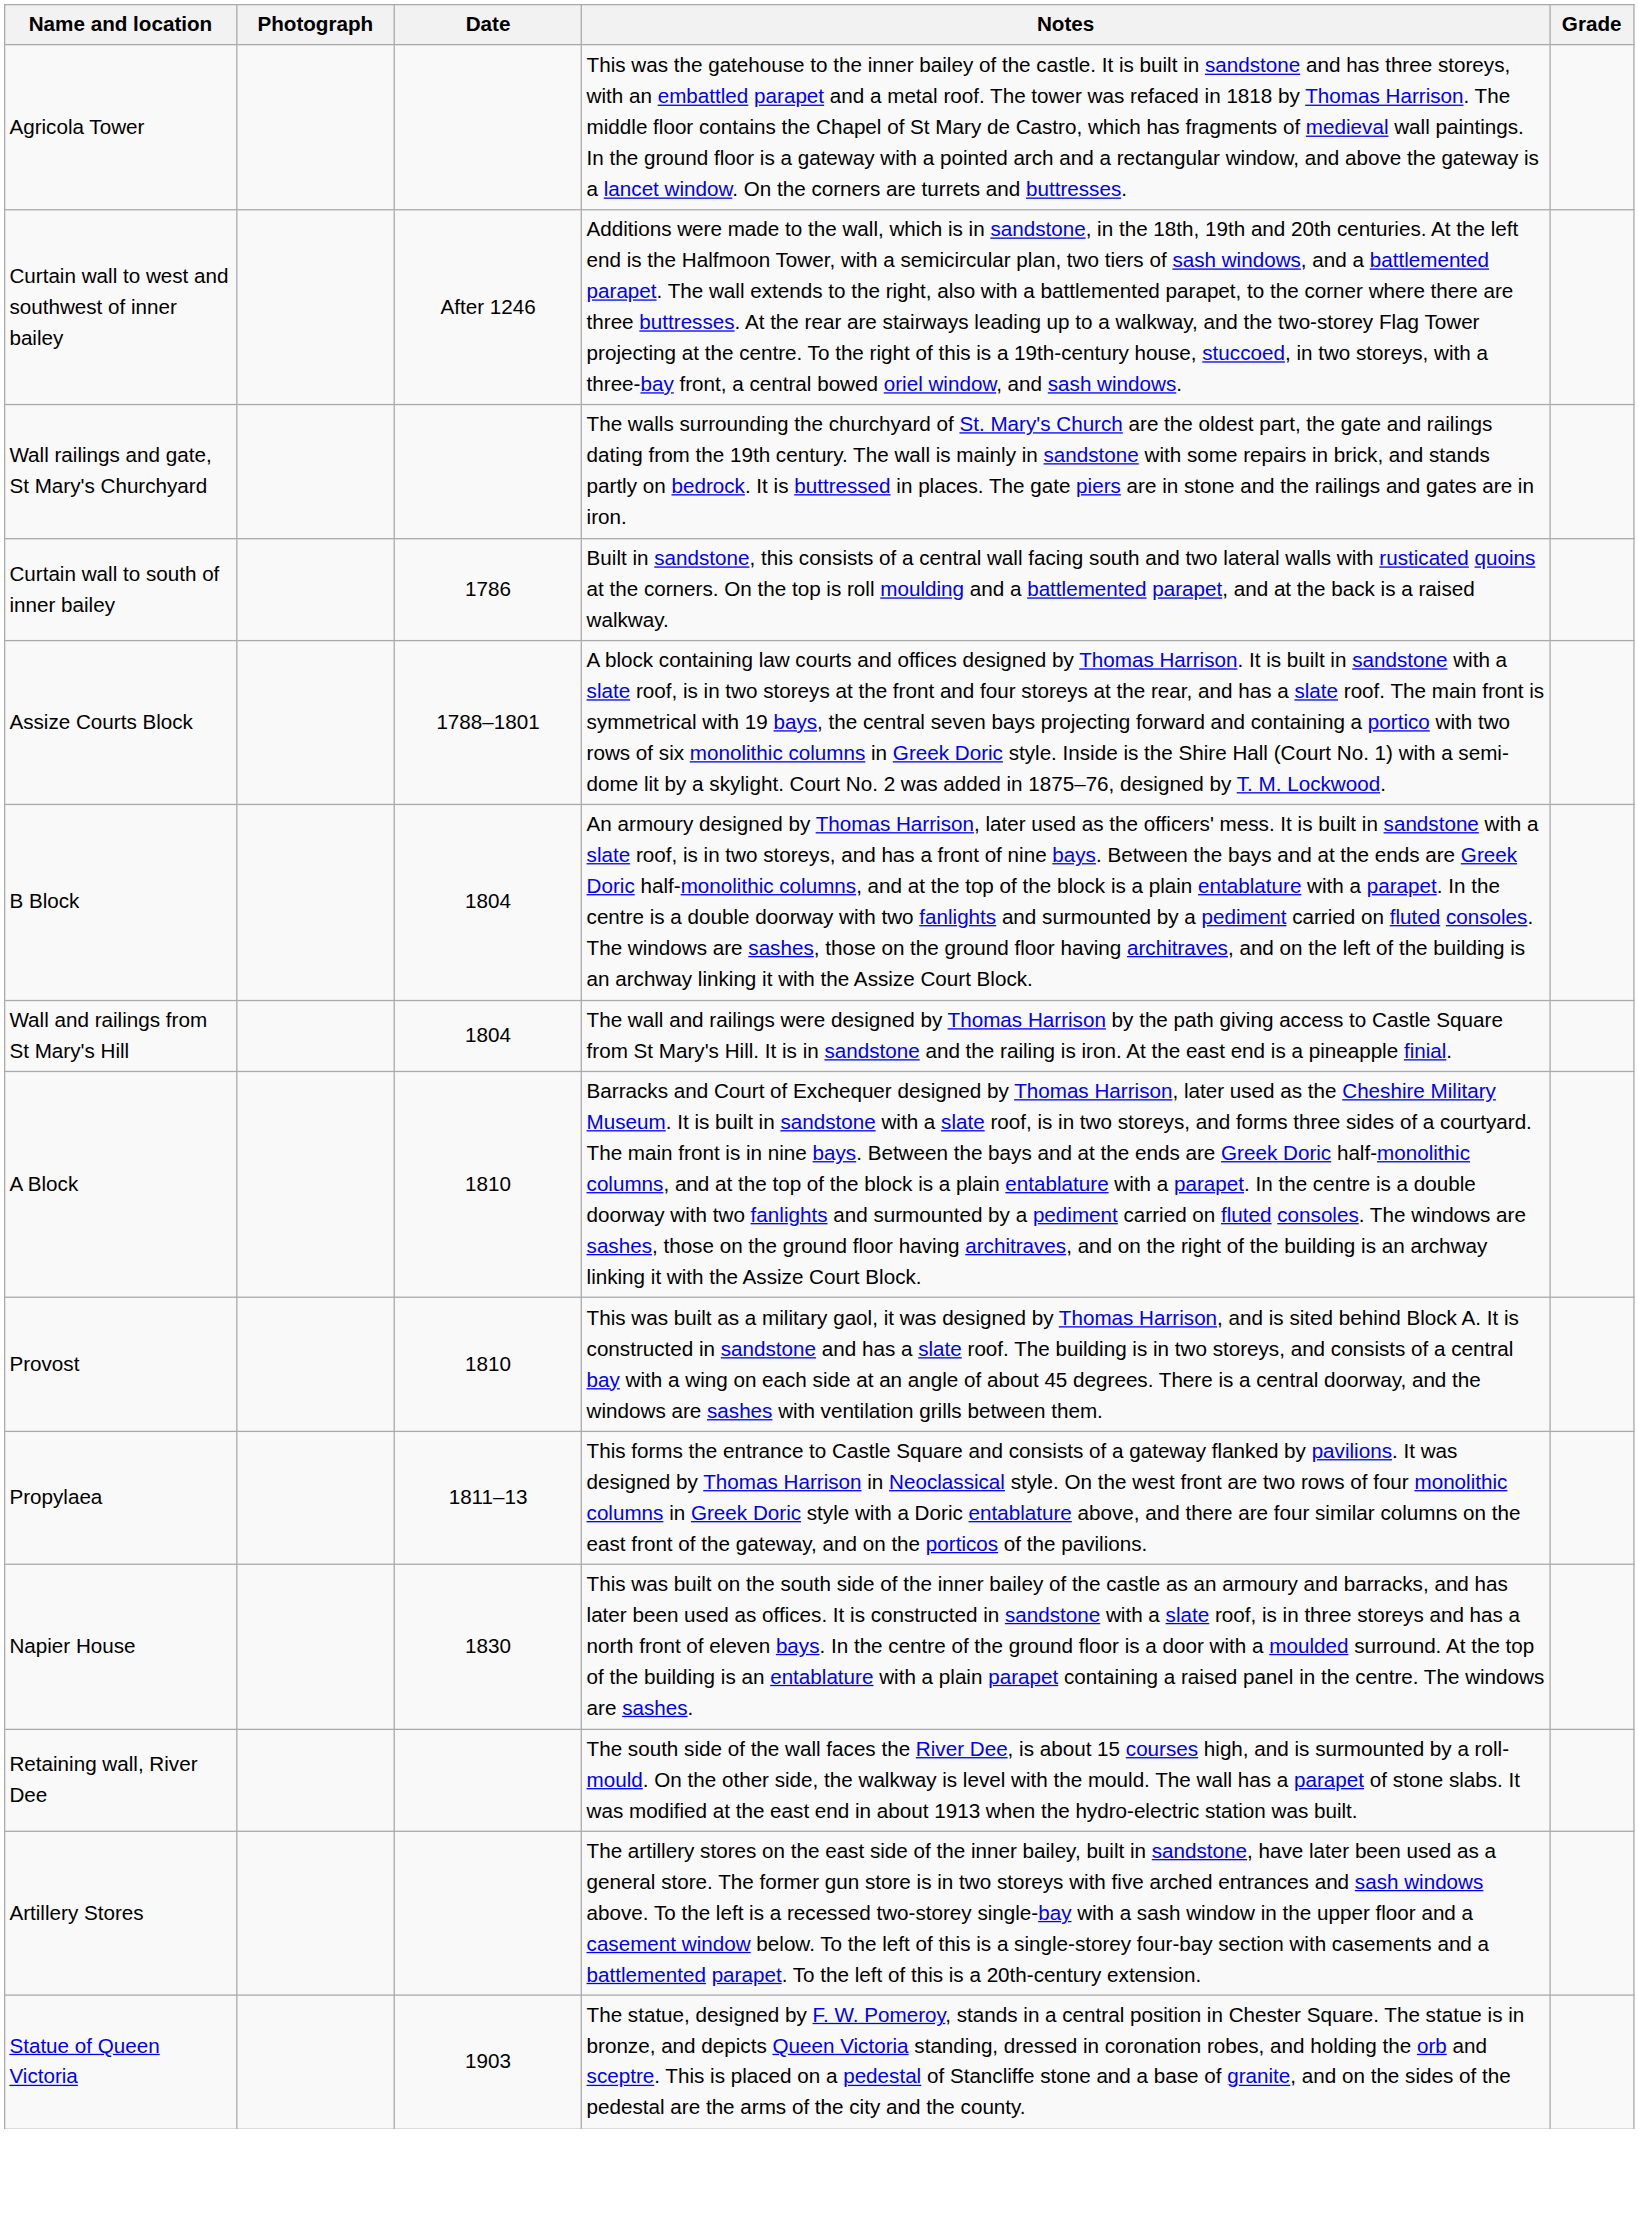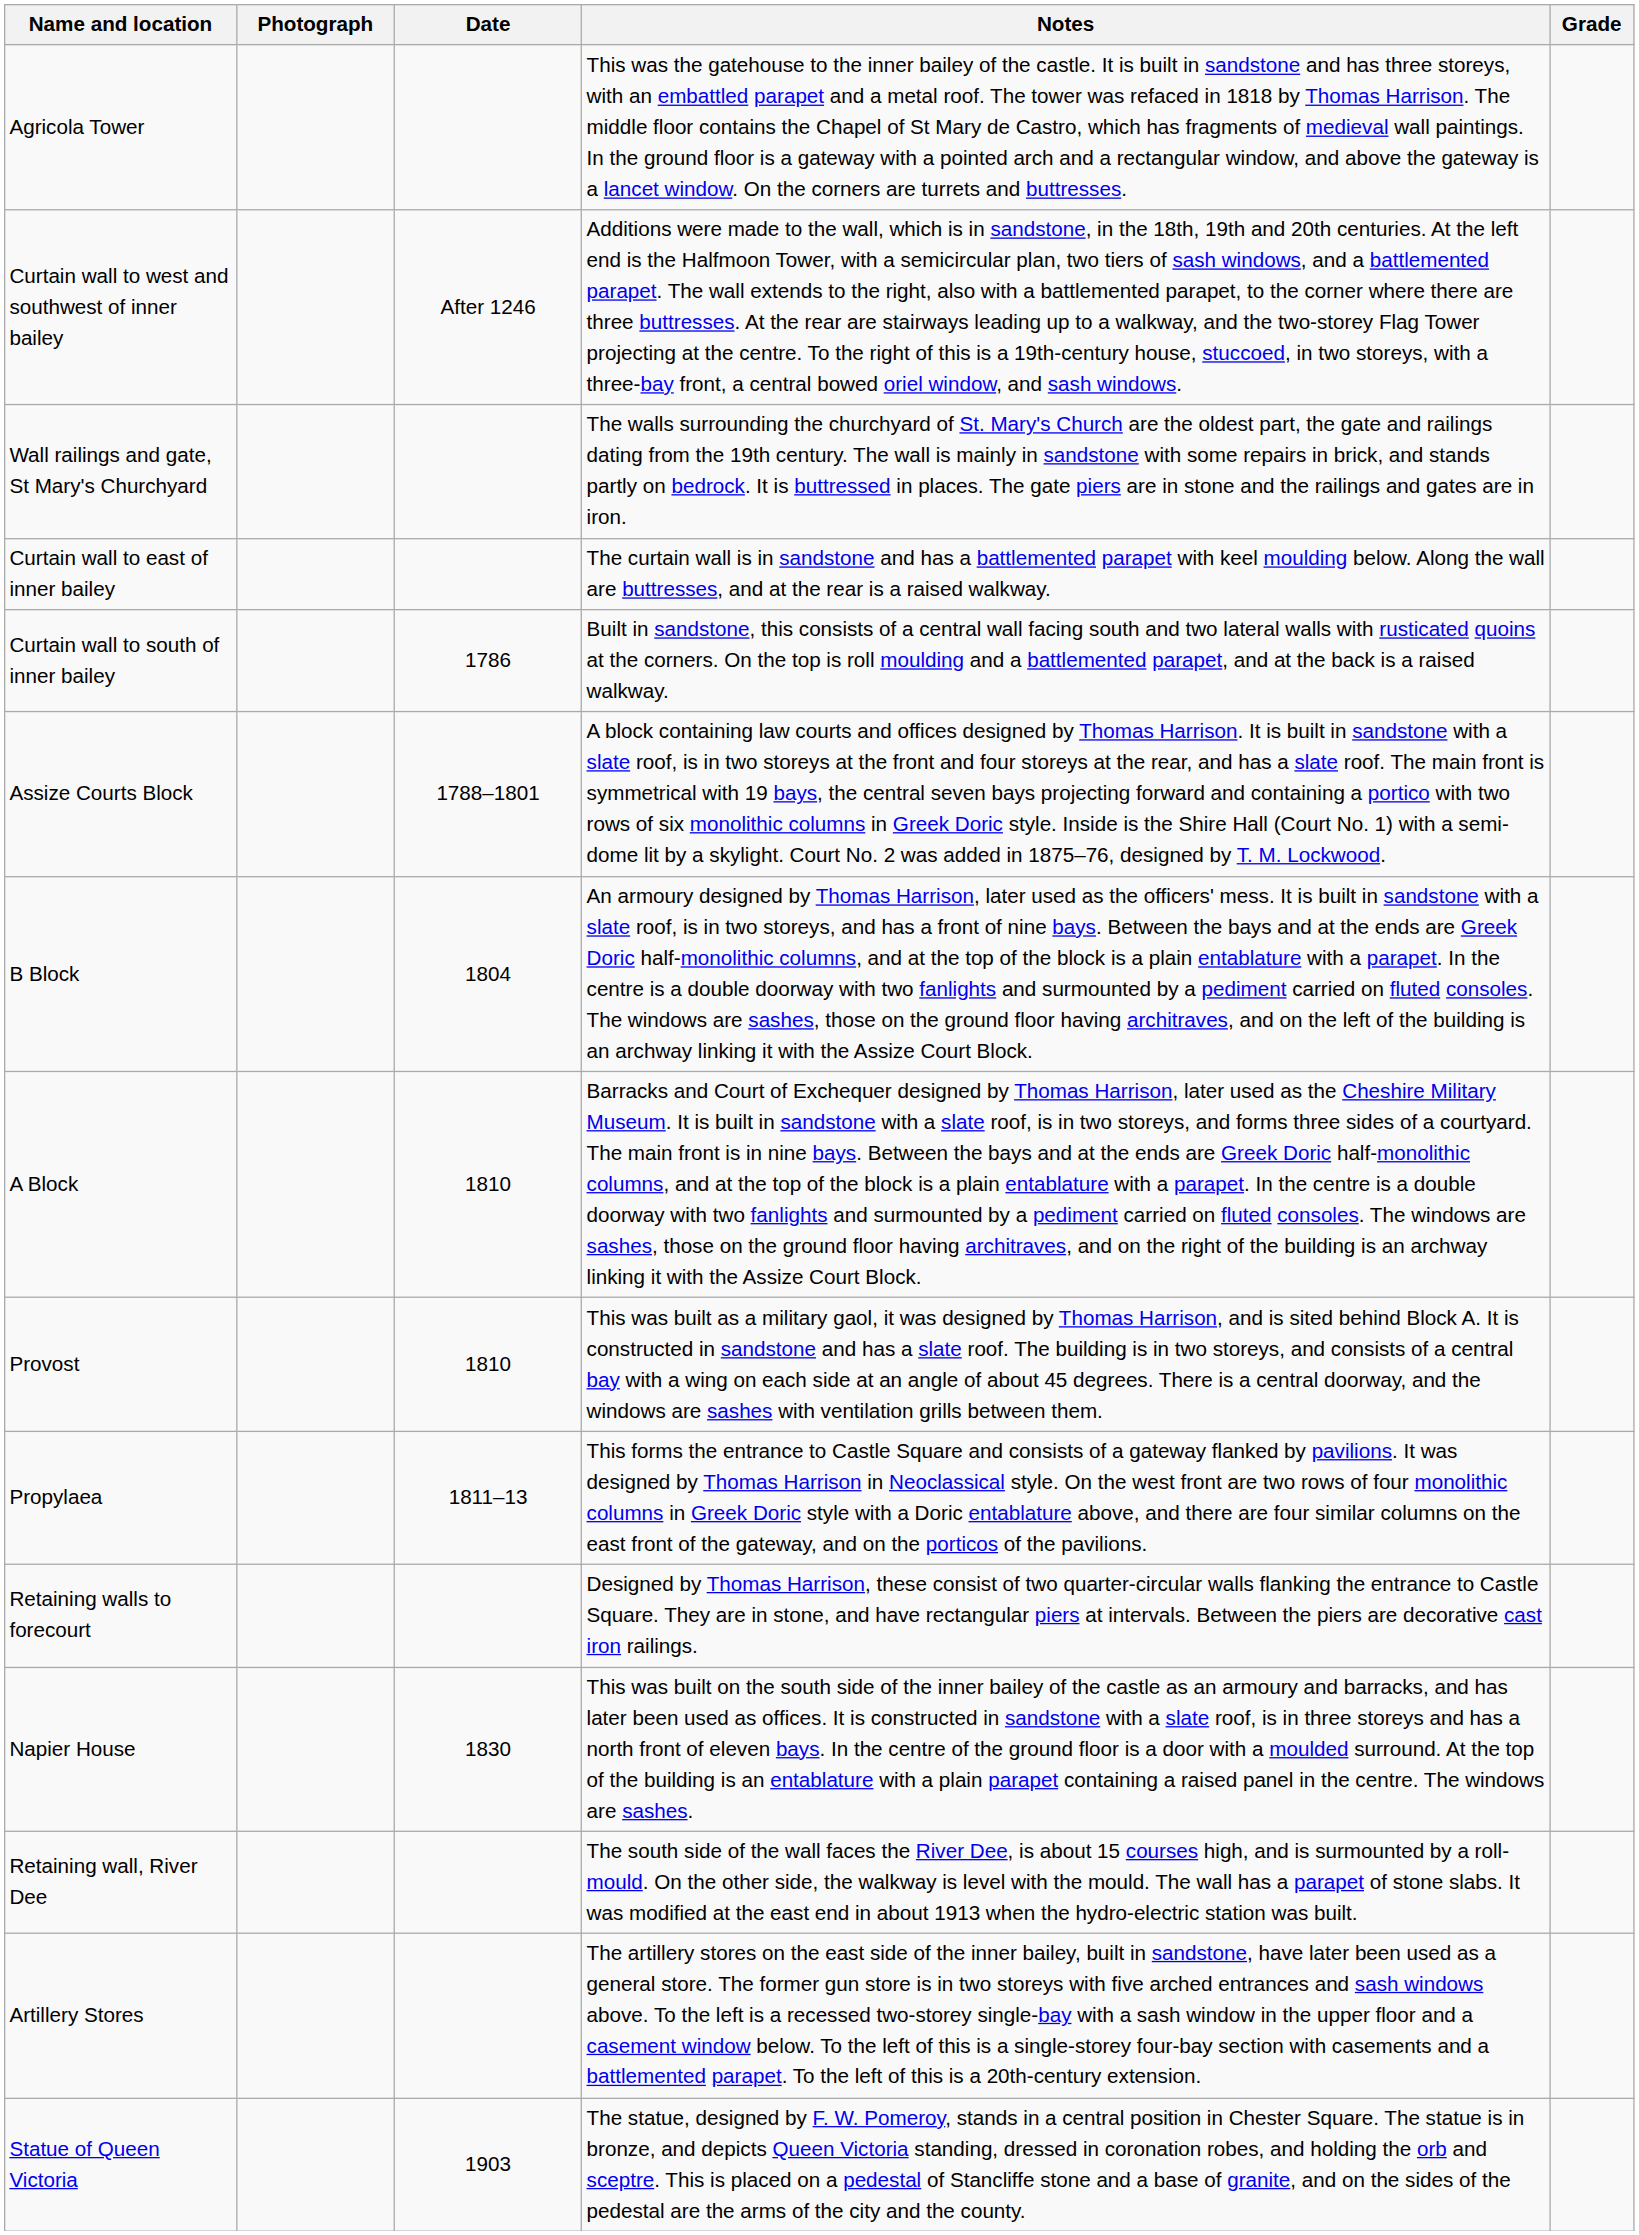+ row: (109, 573)
- row: (108, 1035)
+ row: (90, 1615)
